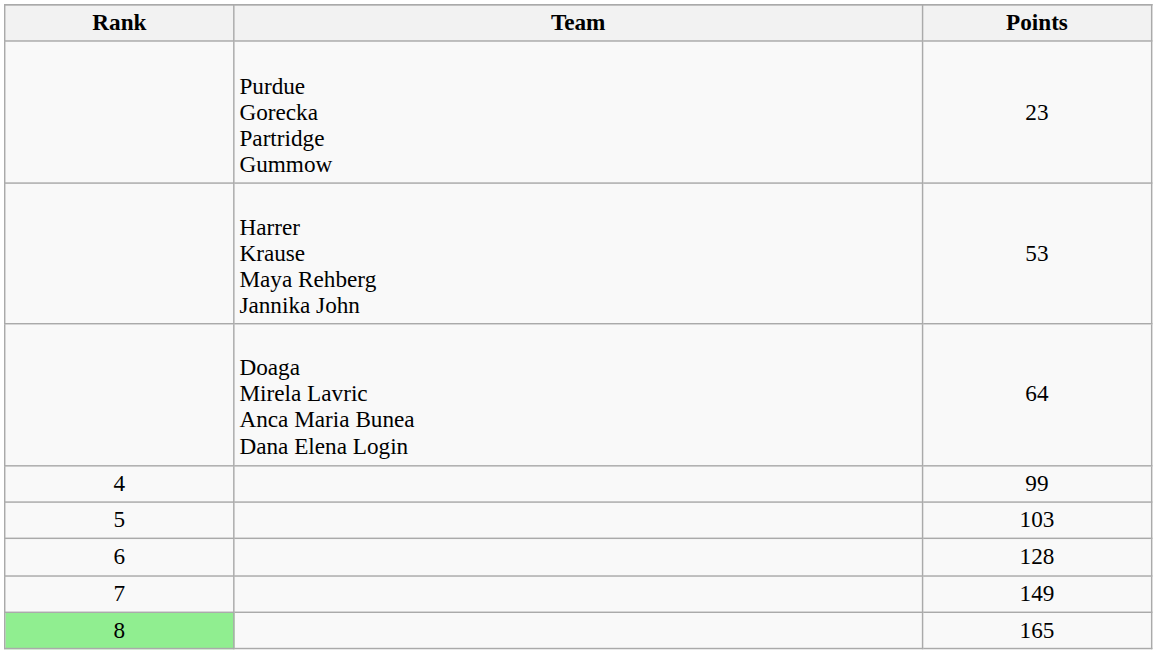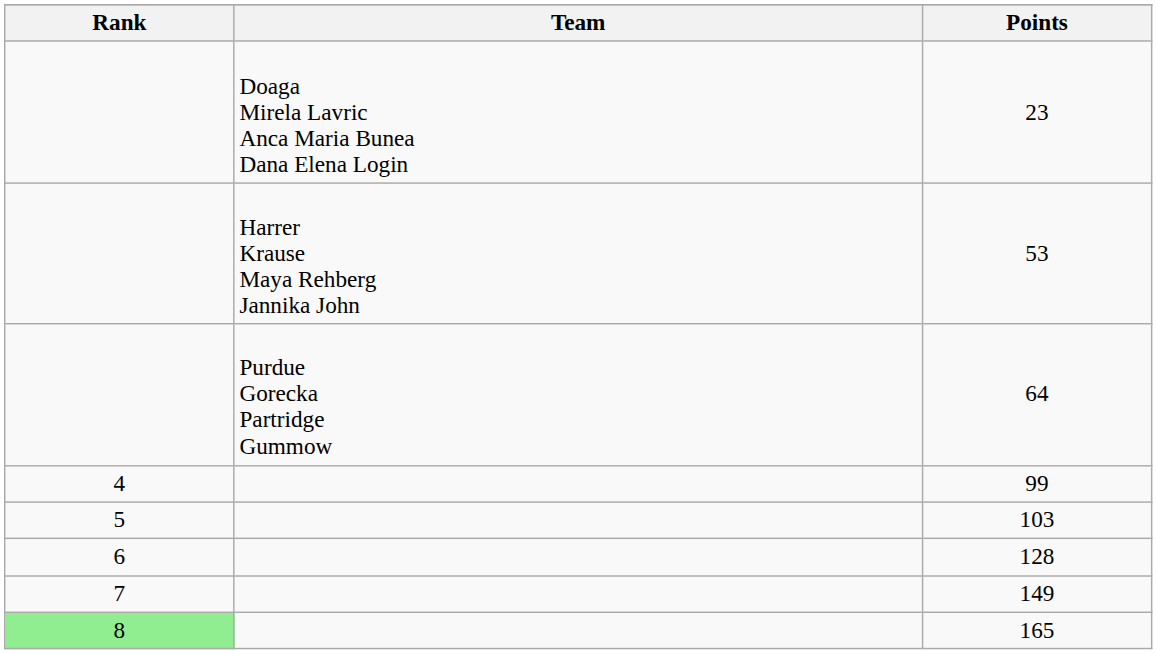(286, 124) Purdue Gorecka Partridge Gummow -> (327, 124) Doaga Mirela Lavric Anca Maria Bunea Dana Elena Login
(327, 407) Doaga Mirela Lavric Anca Maria Bunea Dana Elena Login -> (286, 407) Purdue Gorecka Partridge Gummow
